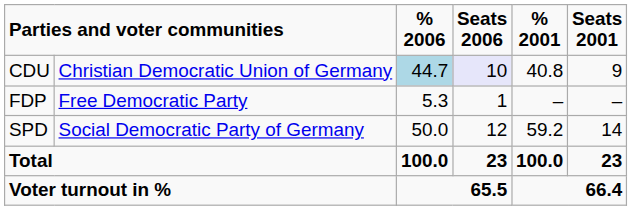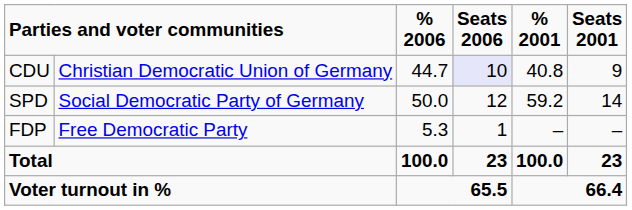(430, 70) lightblue background -> (430, 70) no background
rows swapped: (28, 130) <-> (28, 100)
